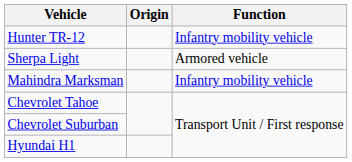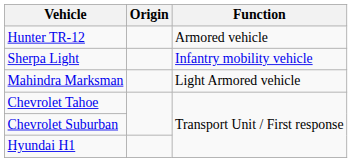(244, 37) Infantry mobility vehicle -> (221, 37) Armored vehicle
(221, 59) Armored vehicle -> (244, 59) Infantry mobility vehicle
(244, 80) Infantry mobility vehicle -> (238, 80) Light Armored vehicle
